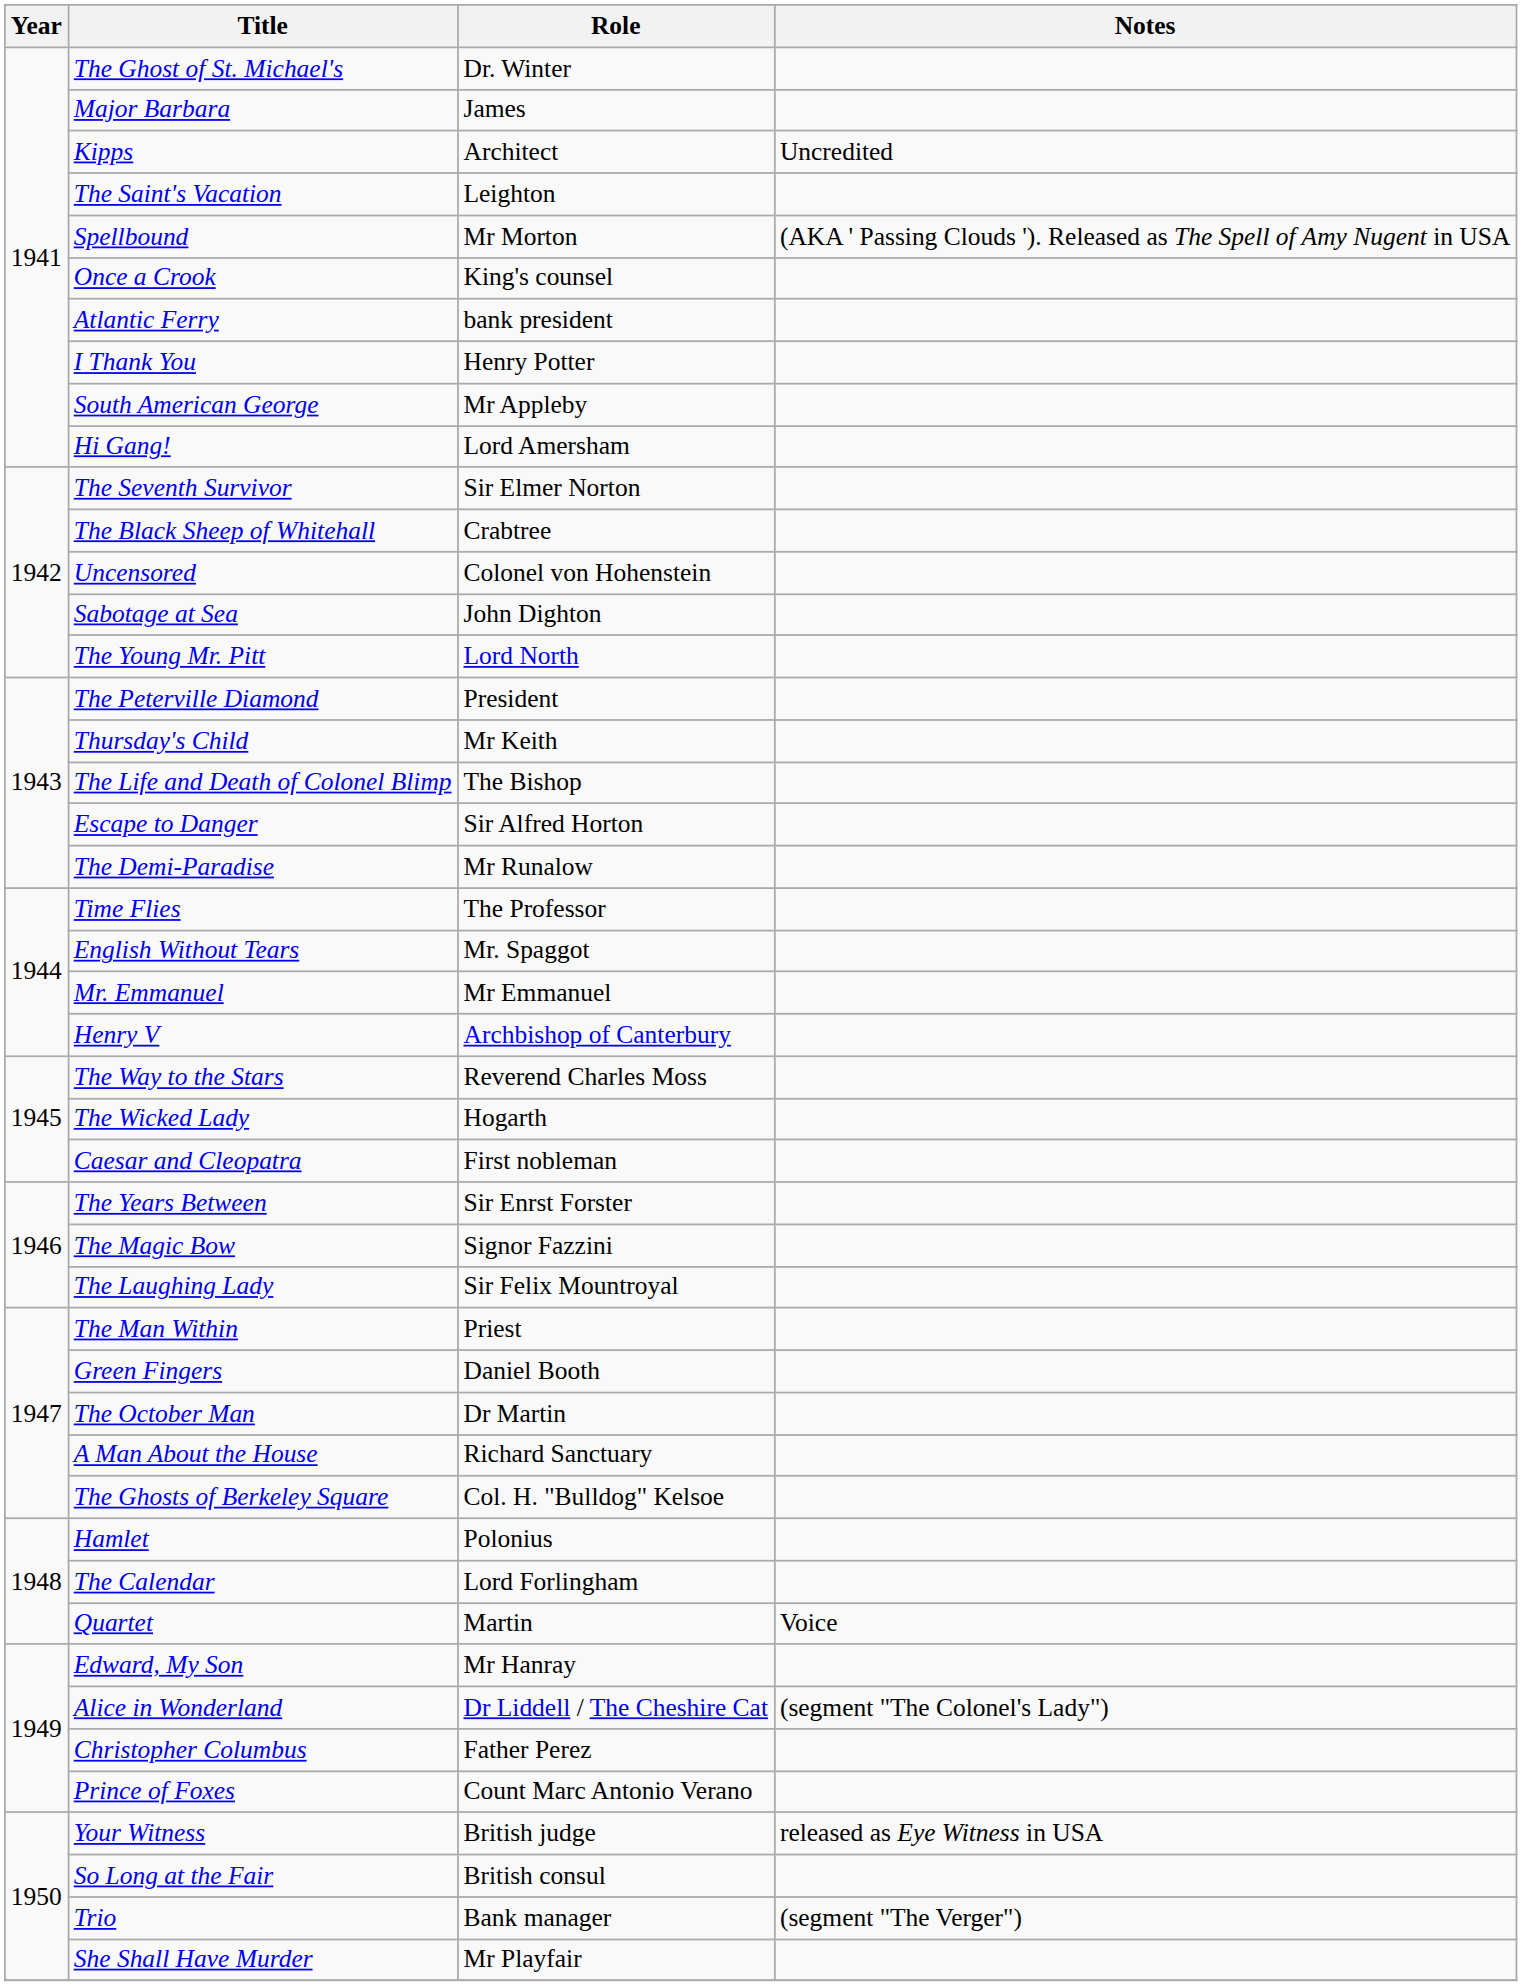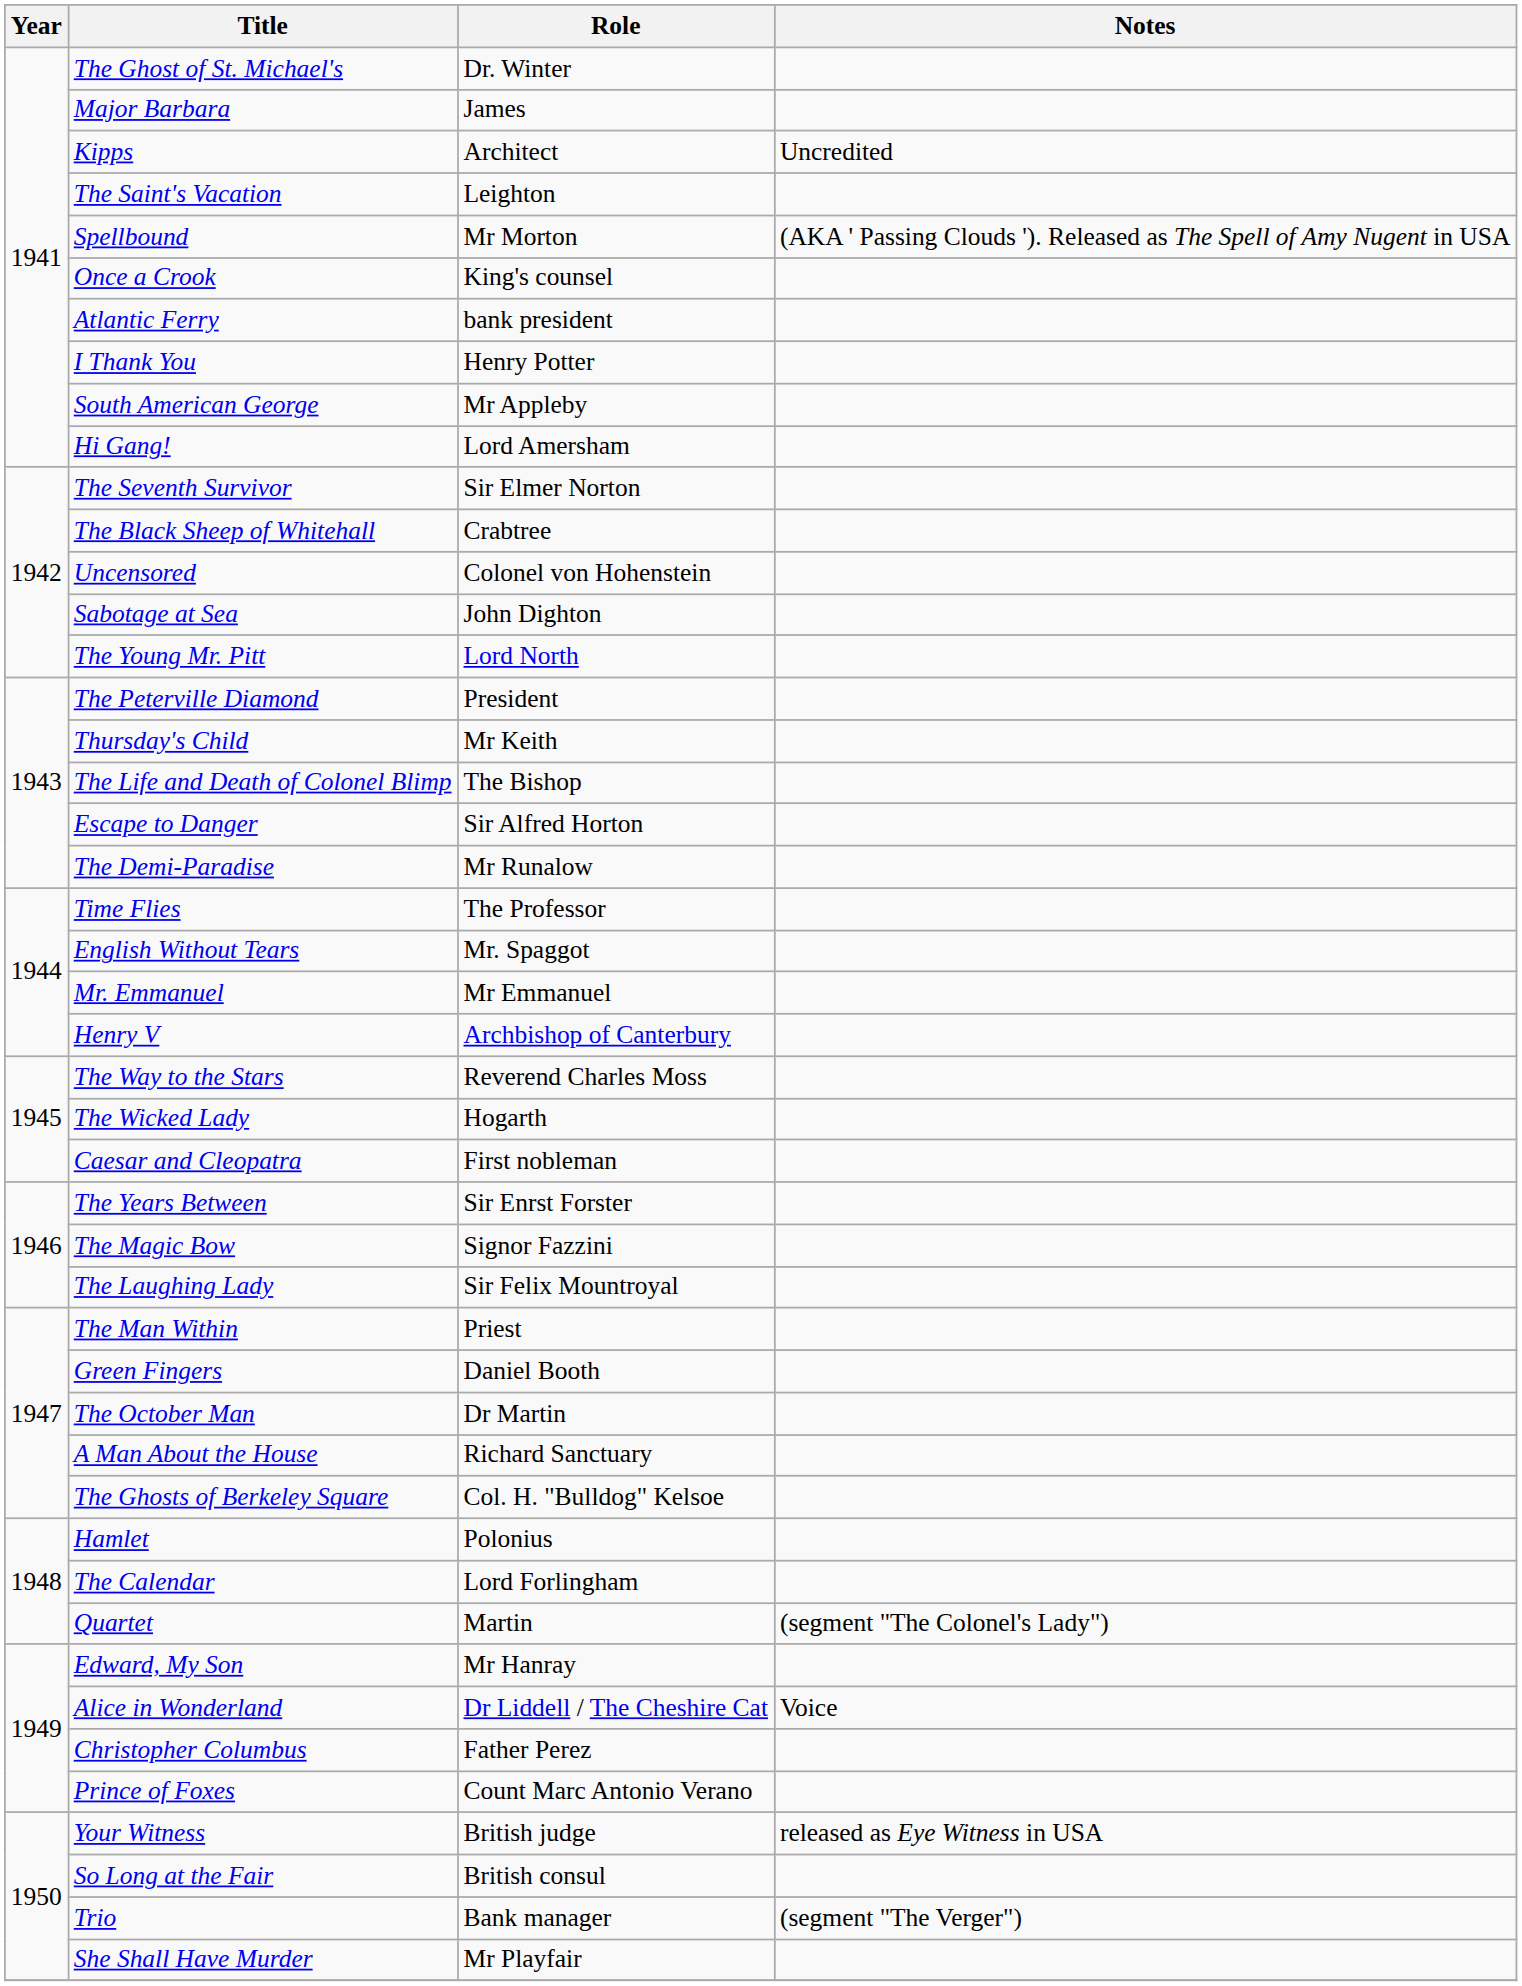(809, 1623) Voice -> (944, 1623) (segment "The Colonel's Lady")
(944, 1707) (segment "The Colonel's Lady") -> (809, 1707) Voice
